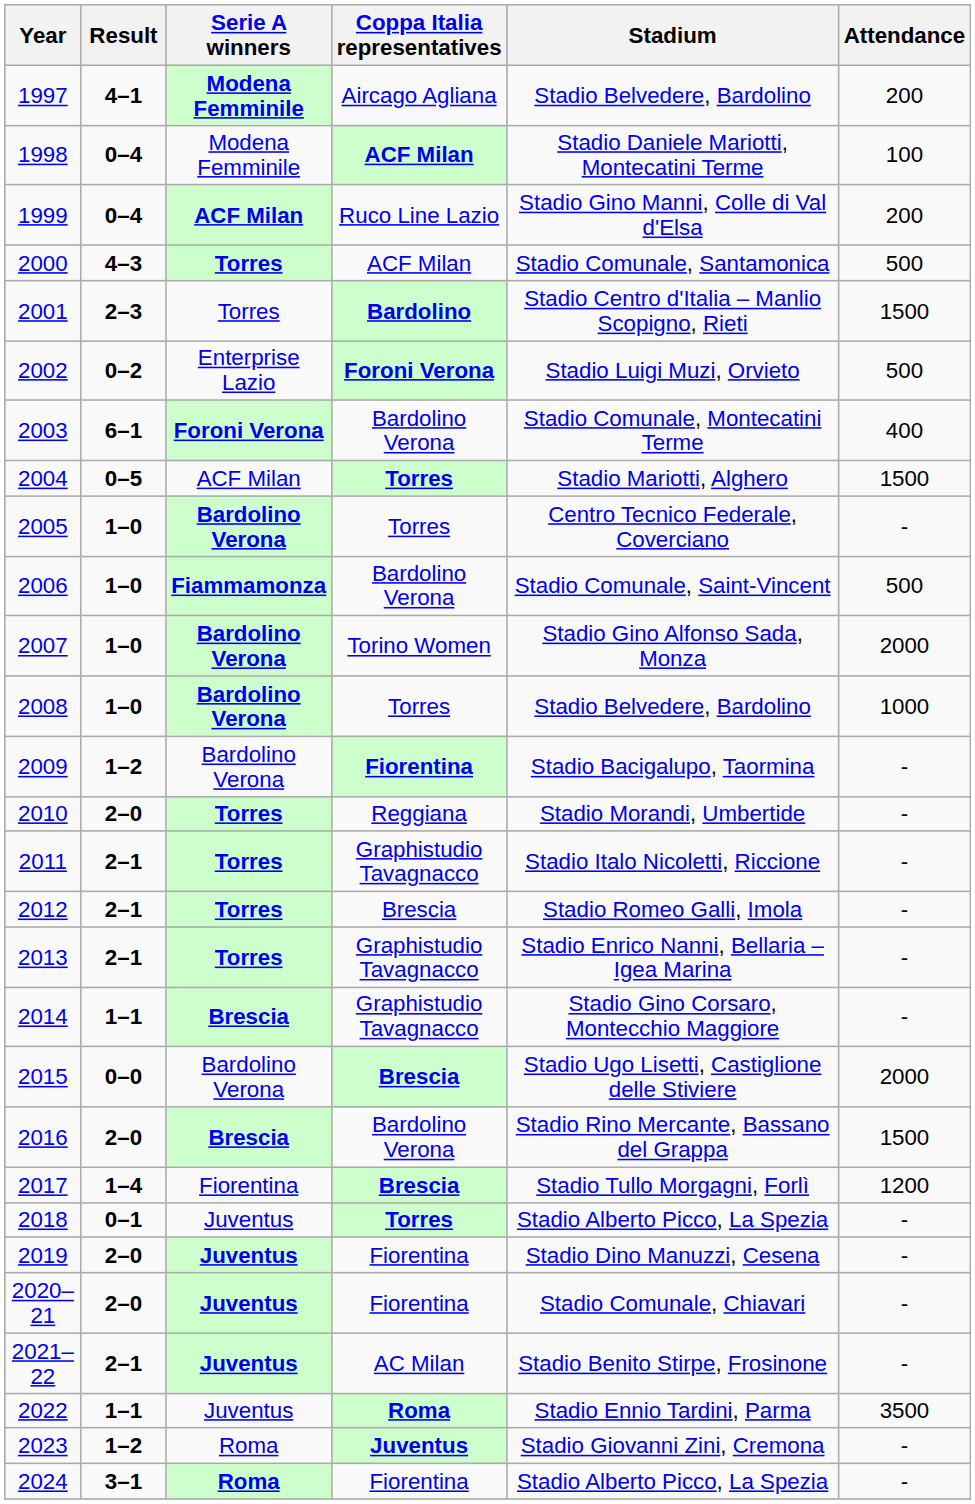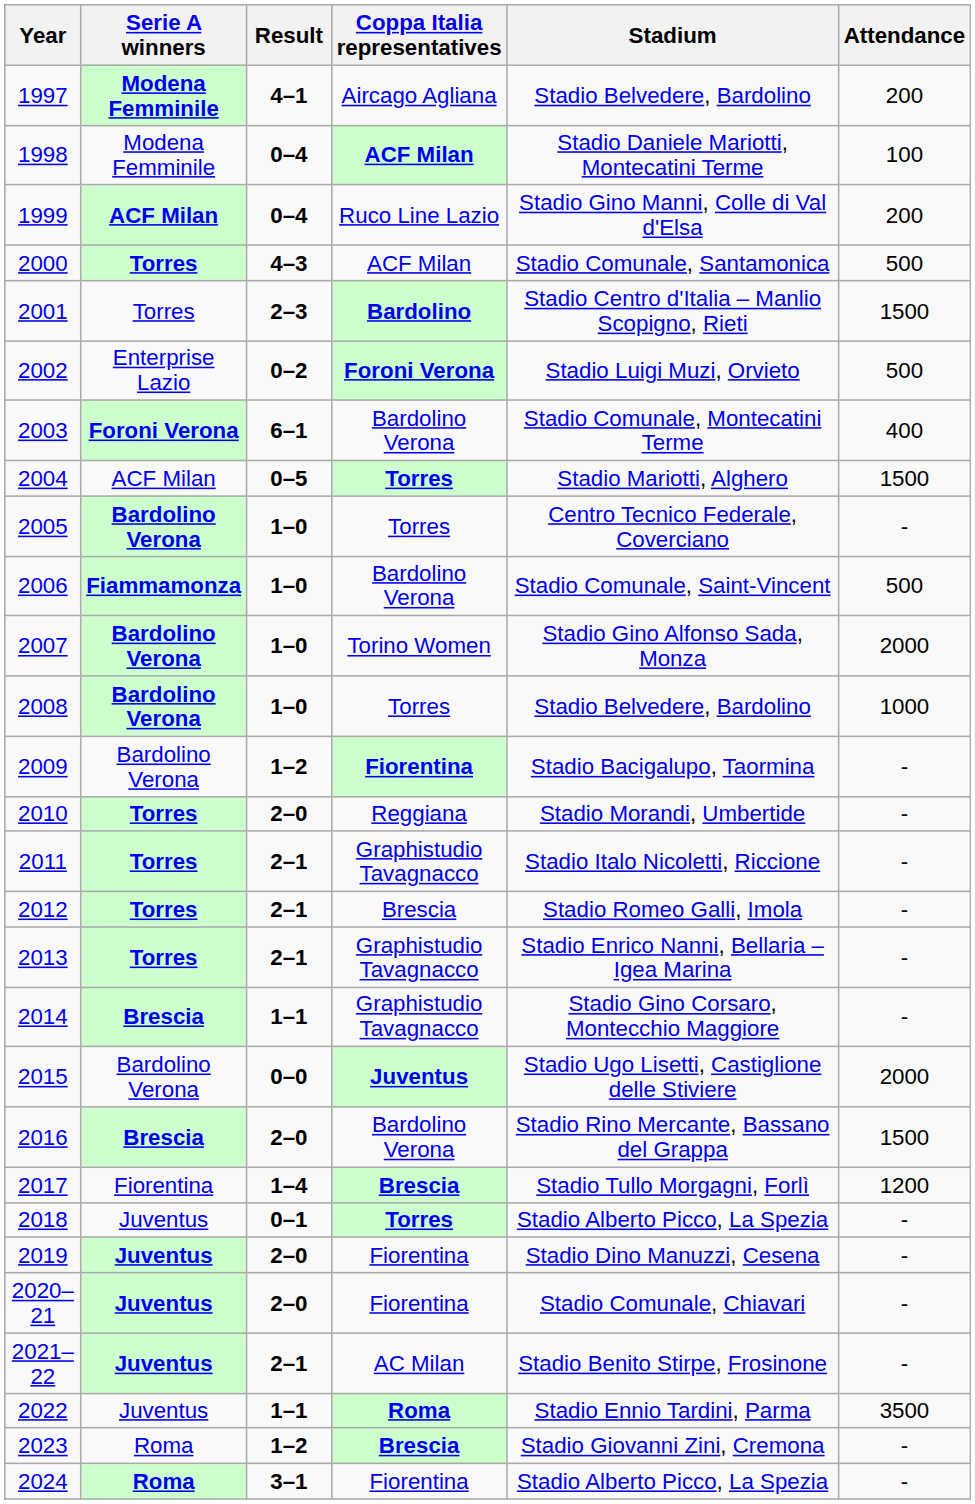columns swapped: (249, 35) <-> (123, 35)
(419, 1077) Brescia -> (419, 1077) Juventus
(419, 1446) Juventus -> (419, 1446) Brescia
